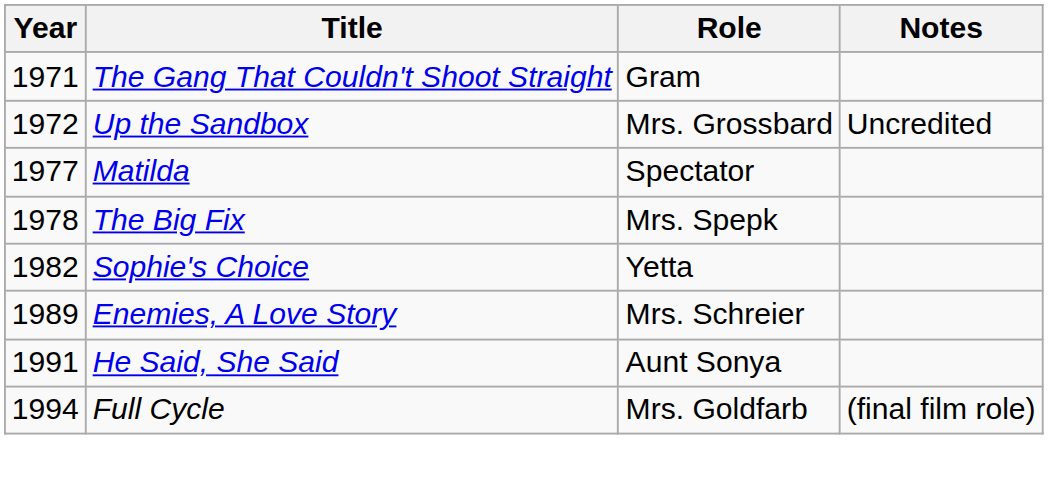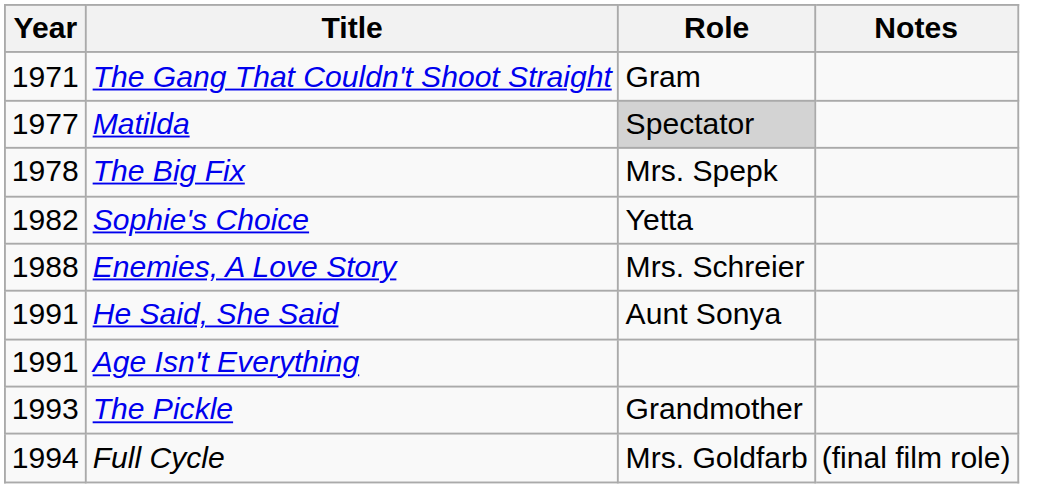- row: (201, 123)
(690, 171) no background -> (690, 123) lightgrey background
(45, 314) 1989 -> (45, 266) 1988
+ row: (226, 362)
+ row: (163, 409)
